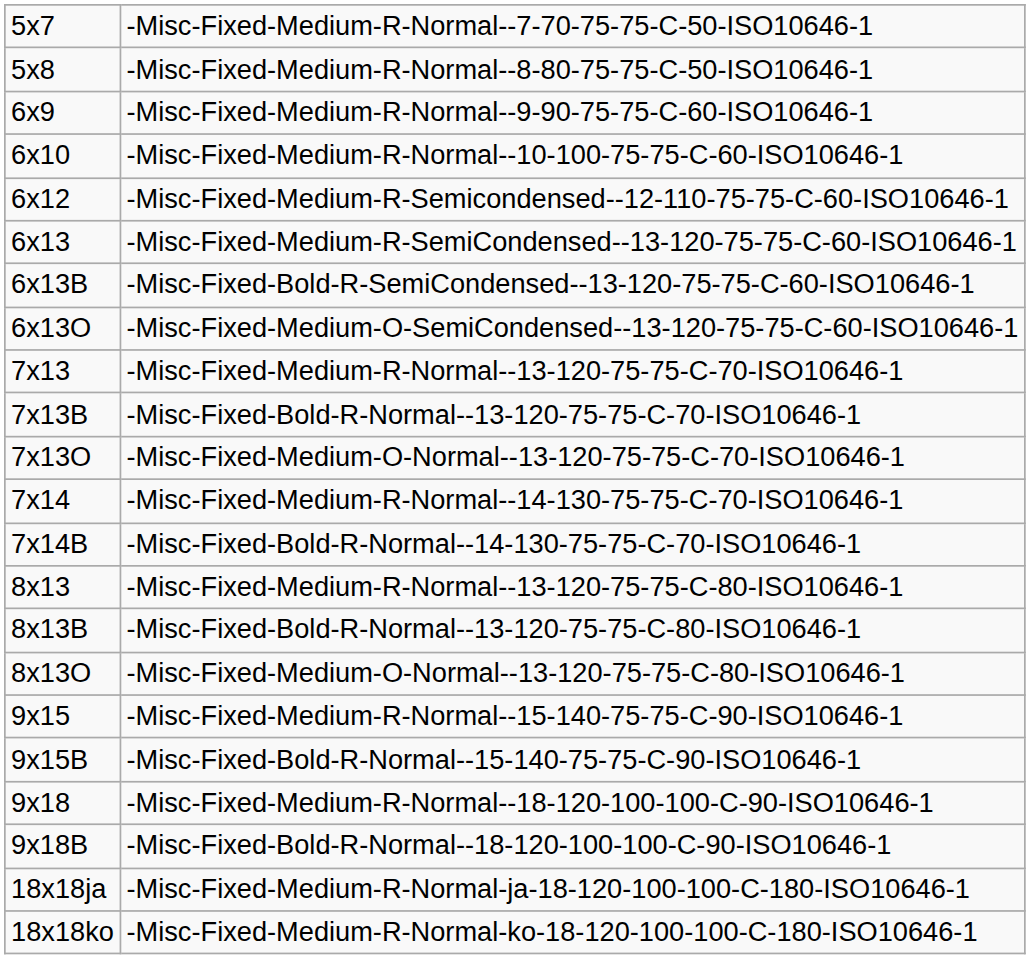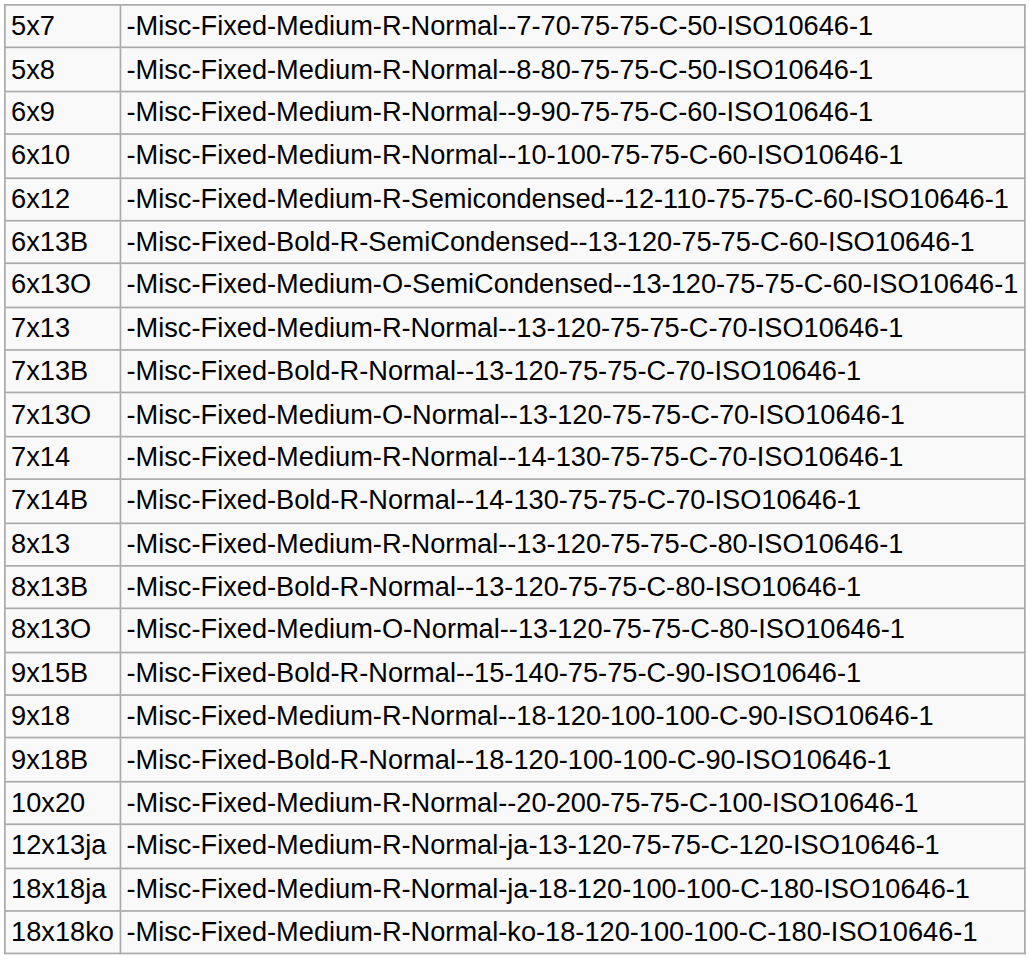- row: (41, 241)
- row: (41, 716)
+ row: (48, 802)
+ row: (59, 845)
